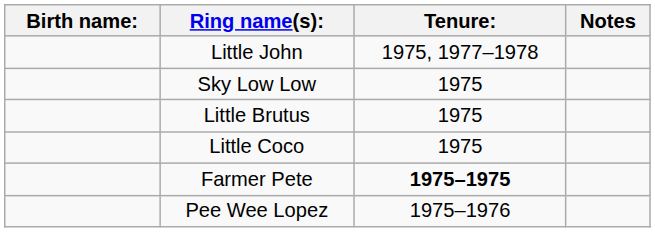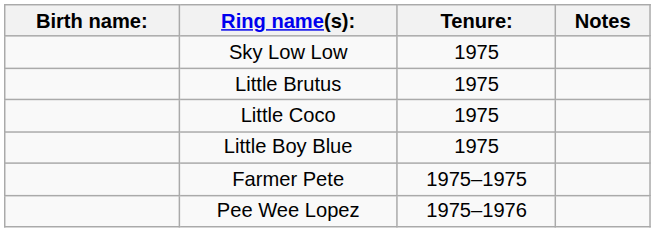- row: (257, 52)
+ row: (288, 147)
(460, 179) bold -> (477, 179) normal
